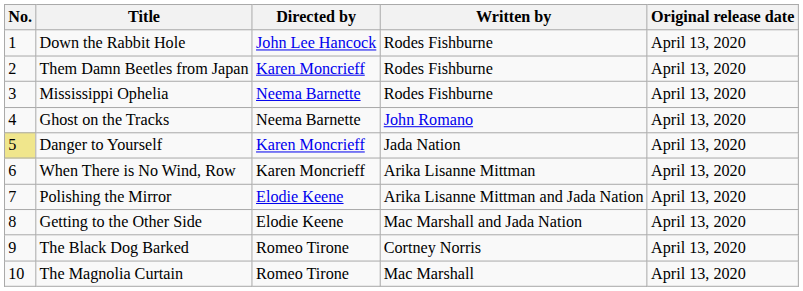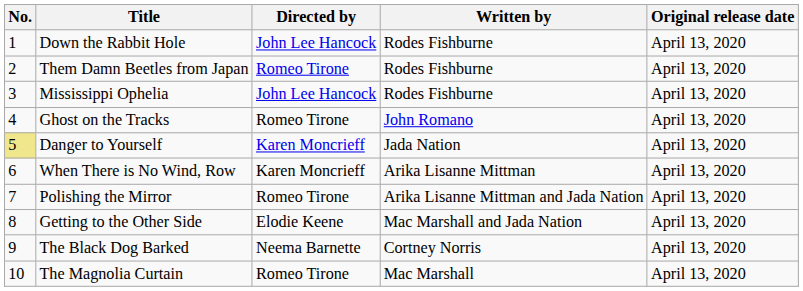(310, 68) Karen Moncrieff -> (303, 68) Romeo Tirone
(308, 94) Neema Barnette -> (316, 94) John Lee Hancock
(308, 119) Neema Barnette -> (303, 119) Romeo Tirone
(300, 196) Elodie Keene -> (303, 196) Romeo Tirone
(303, 247) Romeo Tirone -> (308, 247) Neema Barnette
